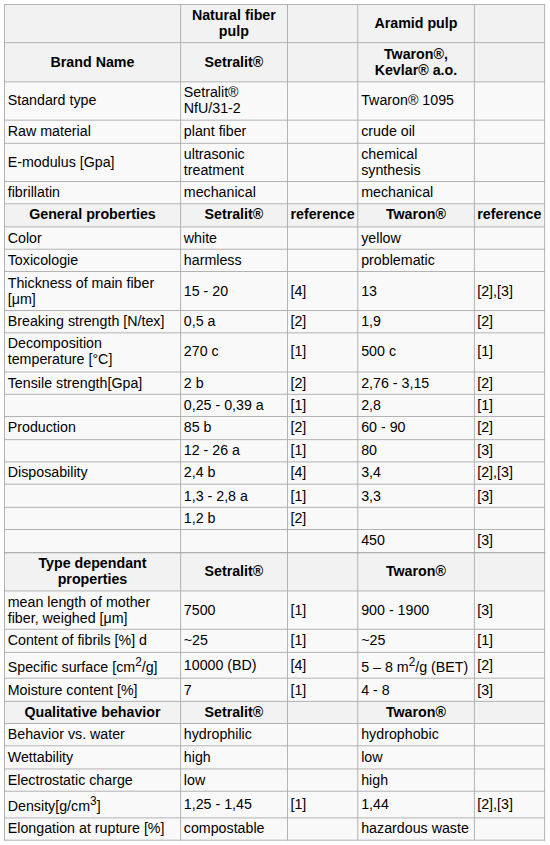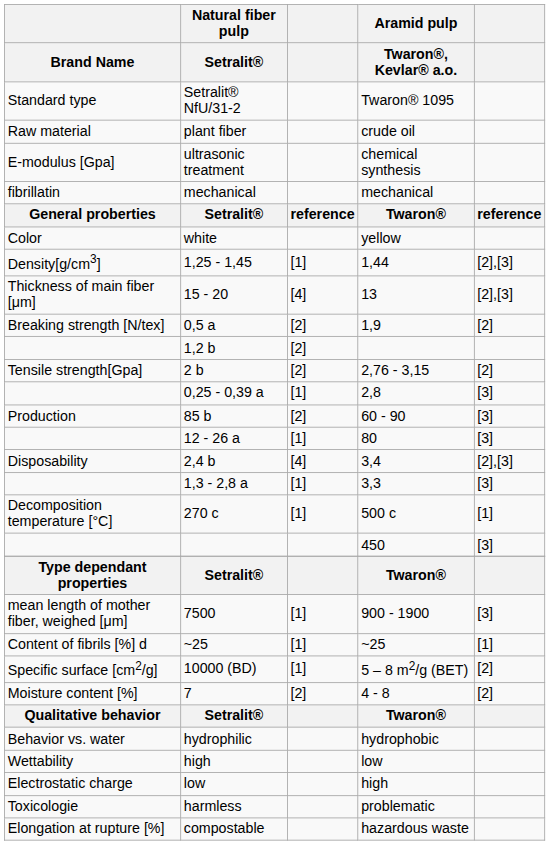rows swapped: (218, 804) <-> (213, 260)
rows swapped: (200, 518) <-> (201, 352)
(485, 405) [1] -> (485, 393) [3]
(485, 428) [2] -> (485, 415) [3]
(298, 665) [4] -> (298, 669) [1]
(298, 689) [1] -> (298, 693) [2]
(485, 689) [3] -> (485, 693) [2]
